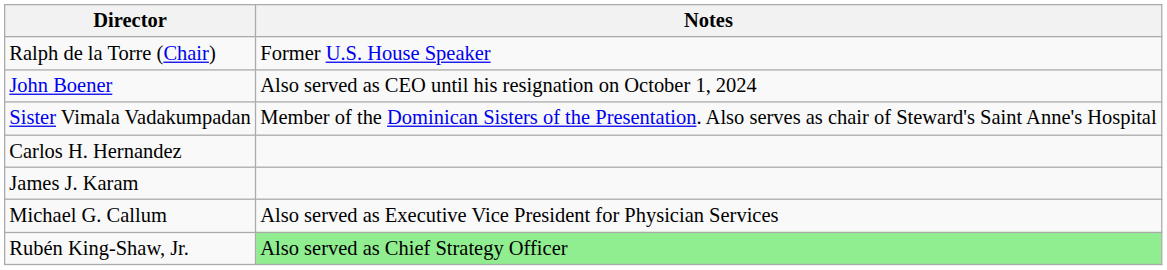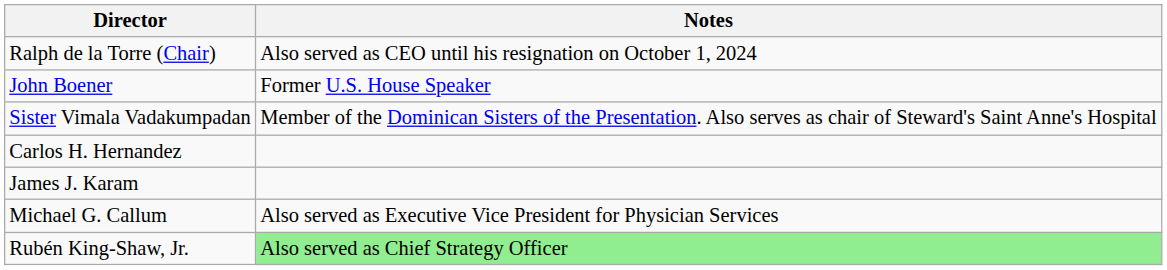(375, 53) Former U.S. House Speaker -> (509, 53) Also served as CEO until his resignation on October 1, 2024
(509, 85) Also served as CEO until his resignation on October 1, 2024 -> (375, 85) Former U.S. House Speaker
